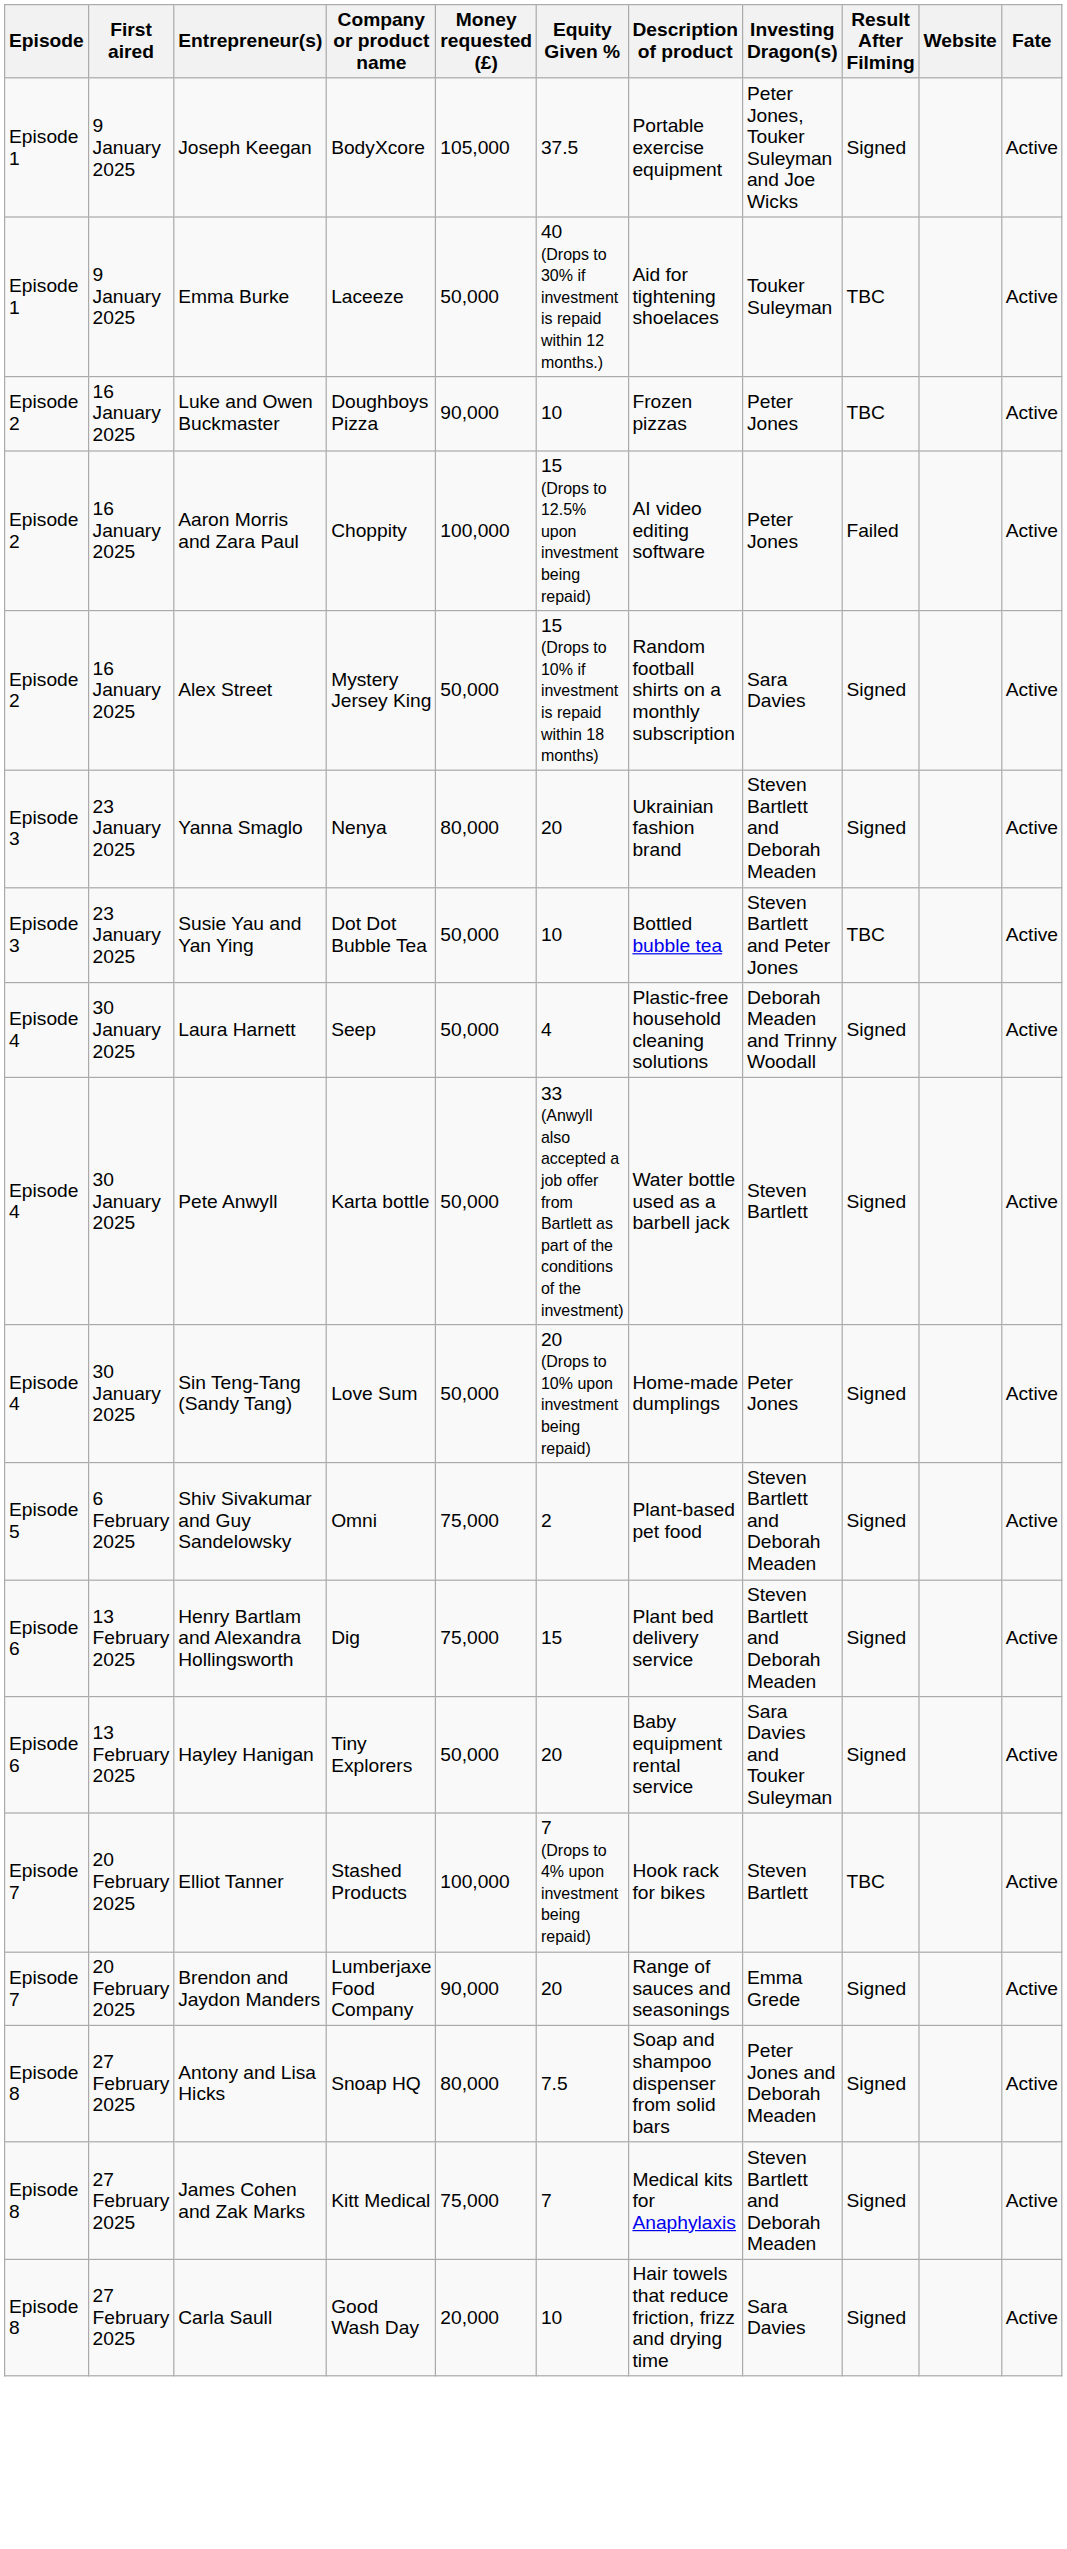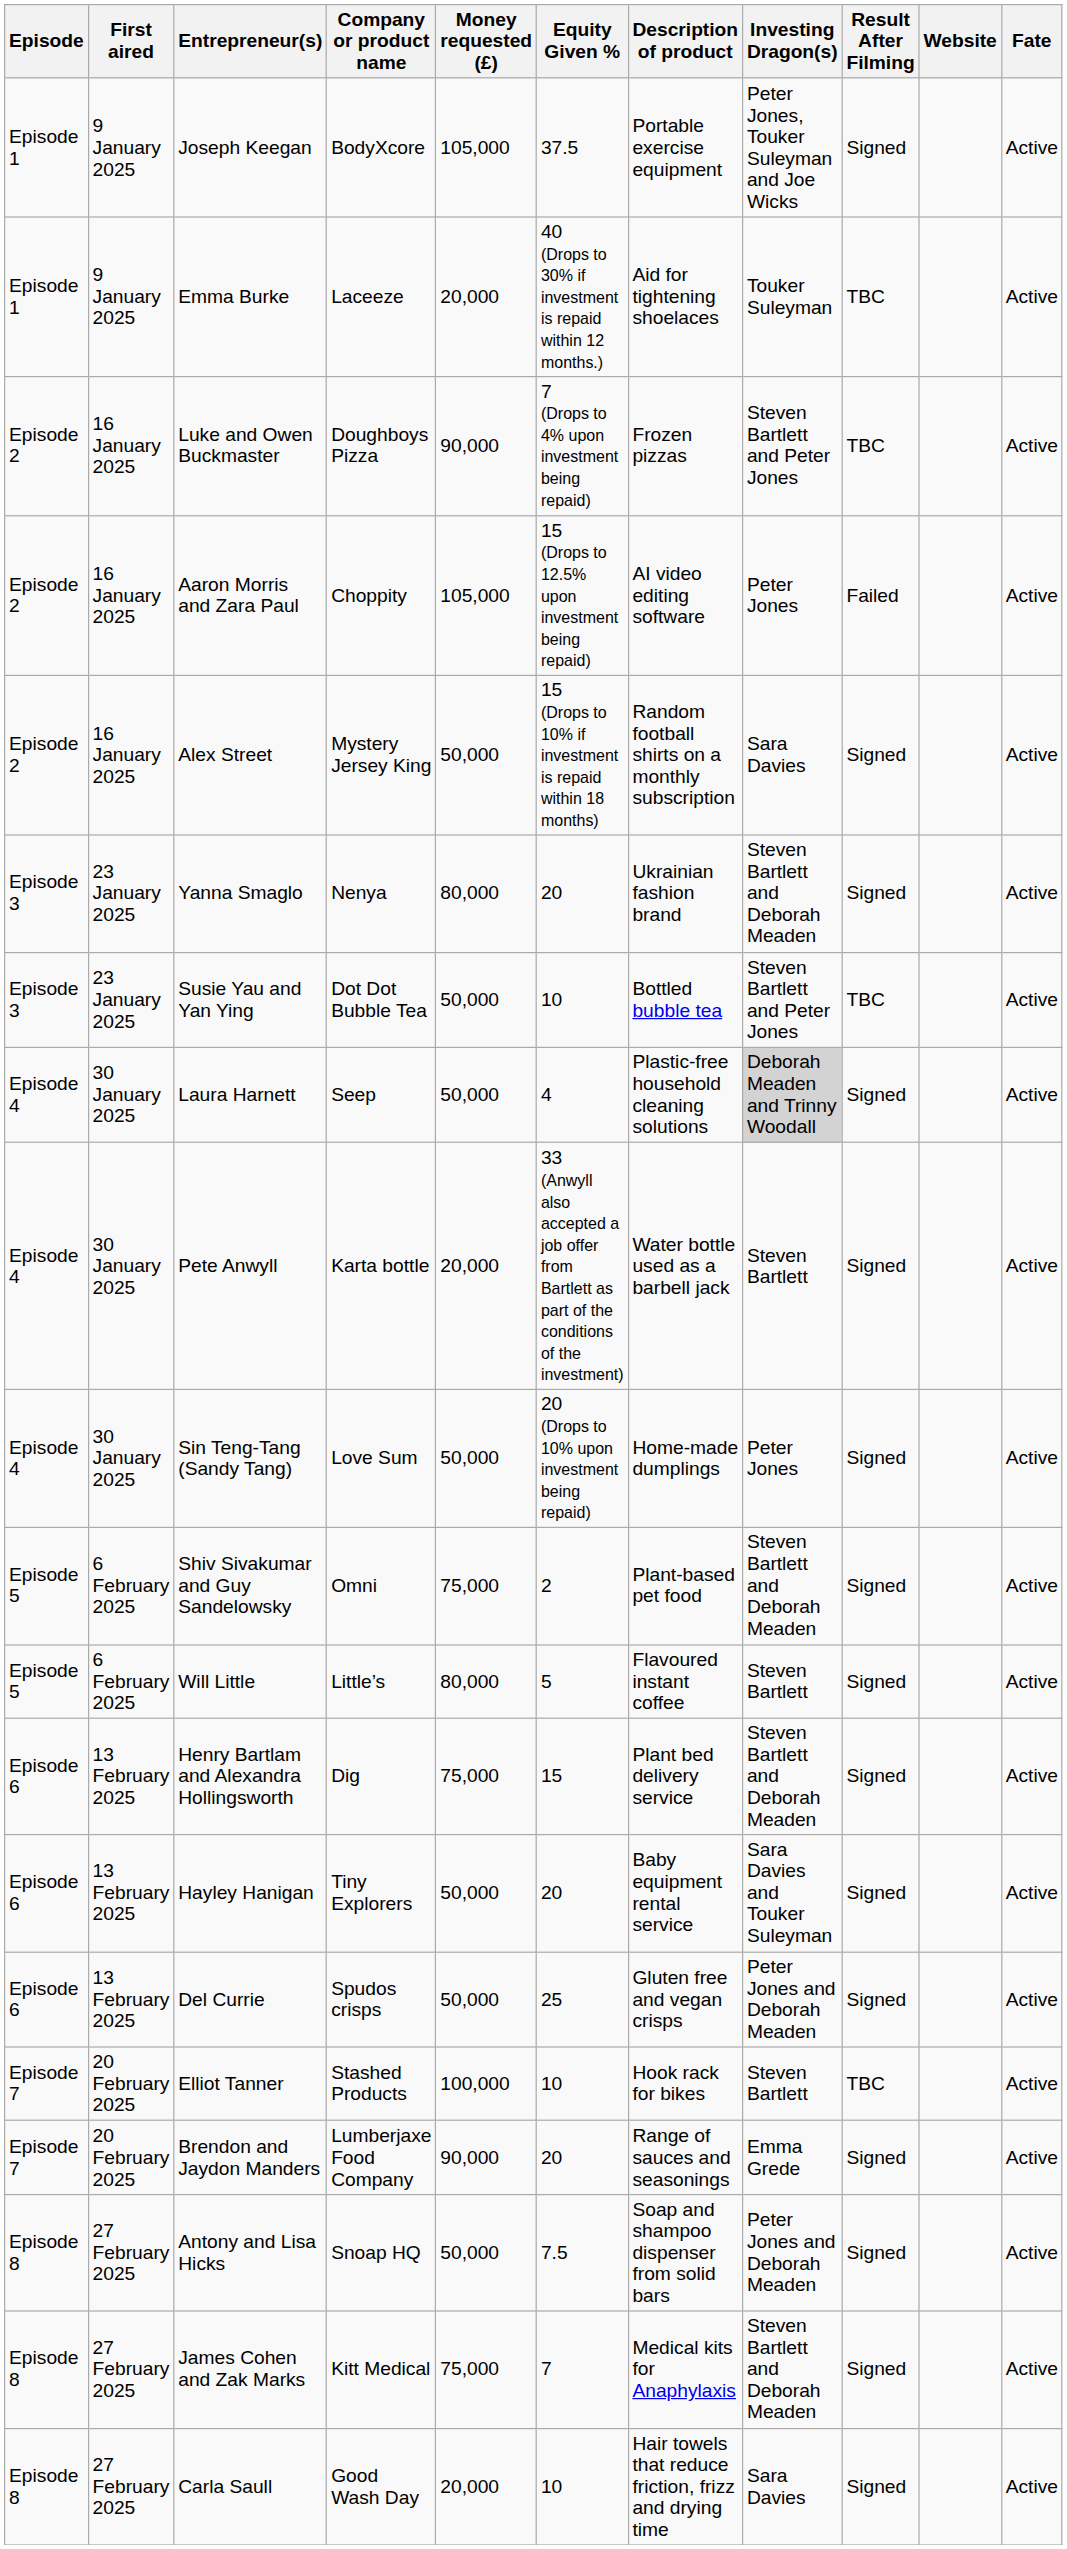(470, 296) 50,000 -> (470, 296) 20,000
(552, 413) 10 -> (580, 445) 7 (Drops to 4% upon investment being repaid)
(773, 413) Peter Jones -> (789, 445) Steven Bartlett and Peter Jones
(475, 530) 100,000 -> (475, 595) 105,000
(792, 1030) no background -> (792, 1094) lightgrey background
(470, 1200) 50,000 -> (470, 1265) 20,000
+ row: (217, 1681)
+ row: (221, 1999)
(580, 1882) 7 (Drops to 4% upon investment being repaid) -> (552, 2083) 10
(470, 2083) 80,000 -> (470, 2252) 50,000
